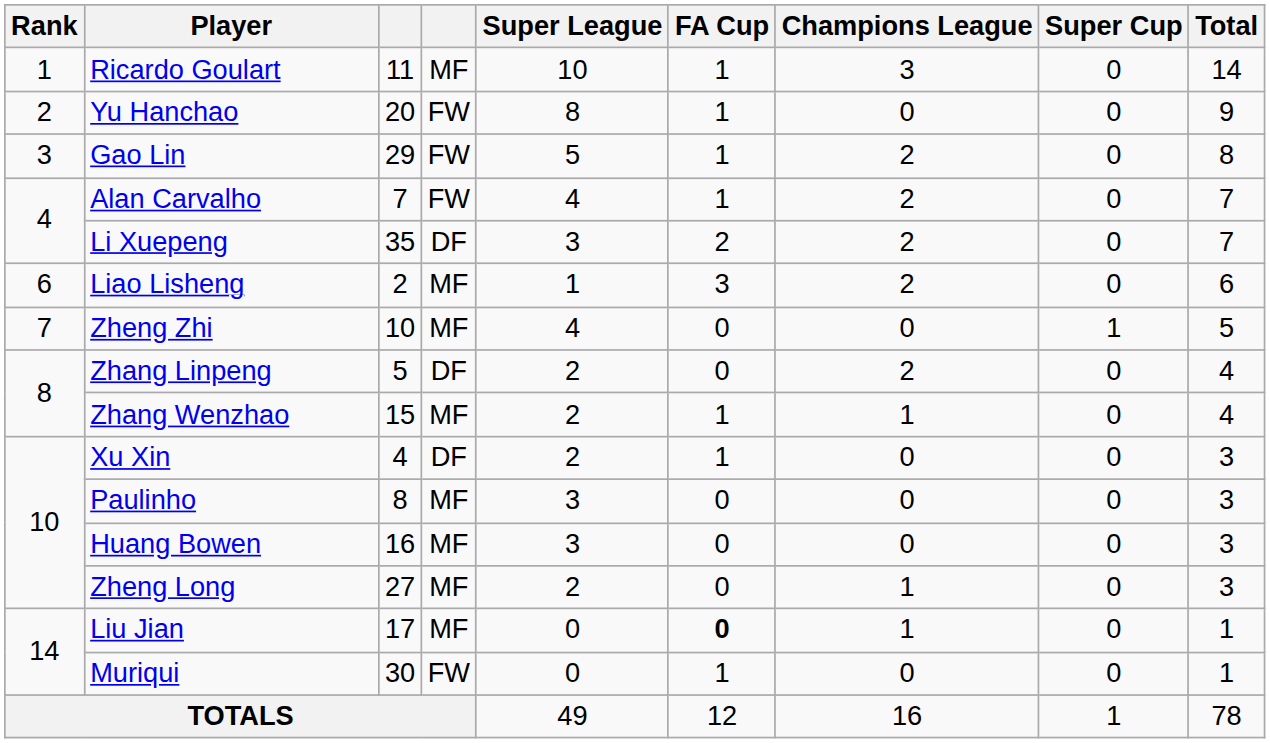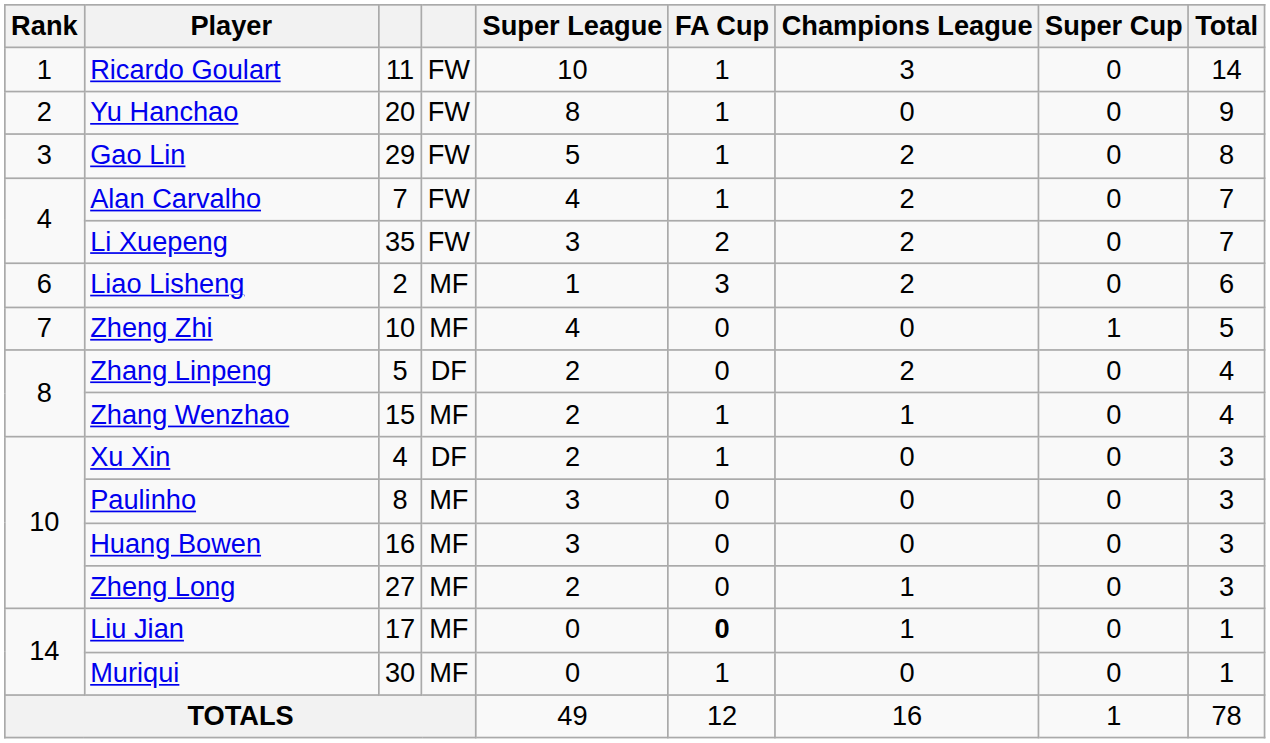(449, 69) MF -> (449, 69) FW
(449, 241) DF -> (449, 241) FW
(449, 673) FW -> (449, 673) MF
